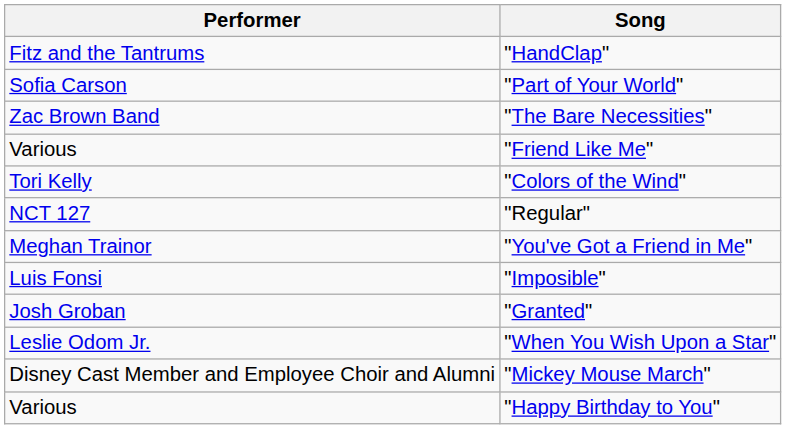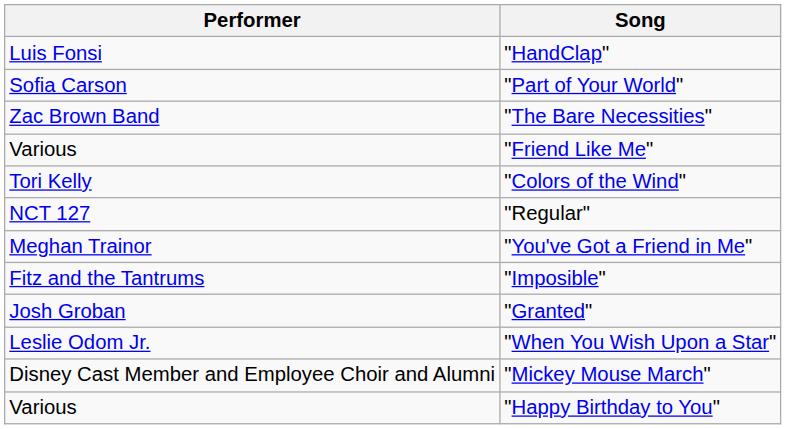(107, 52) Fitz and the Tantrums -> (56, 52) Luis Fonsi
(56, 278) Luis Fonsi -> (107, 278) Fitz and the Tantrums
